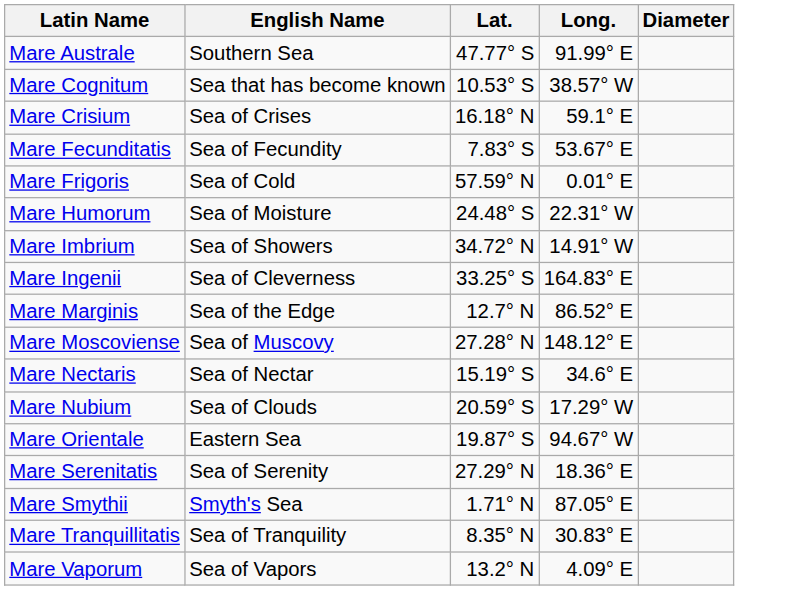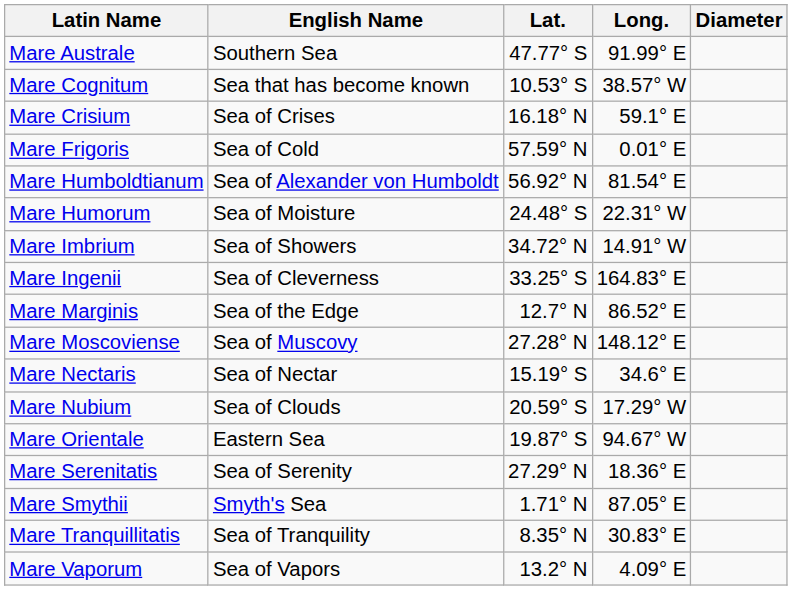- row: (90, 149)
+ row: (106, 181)
